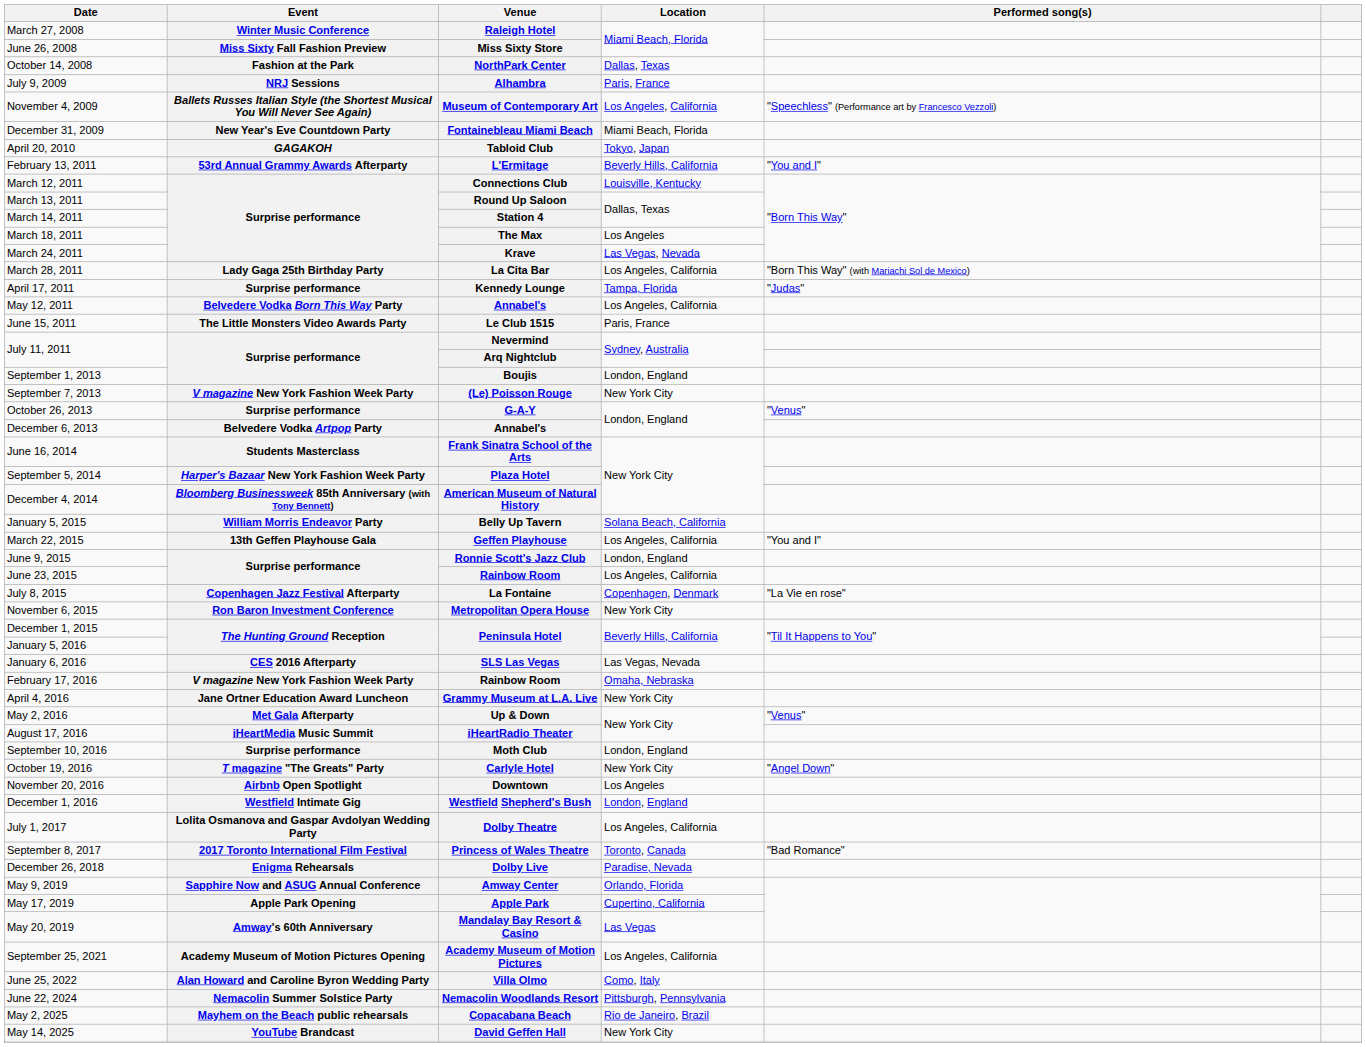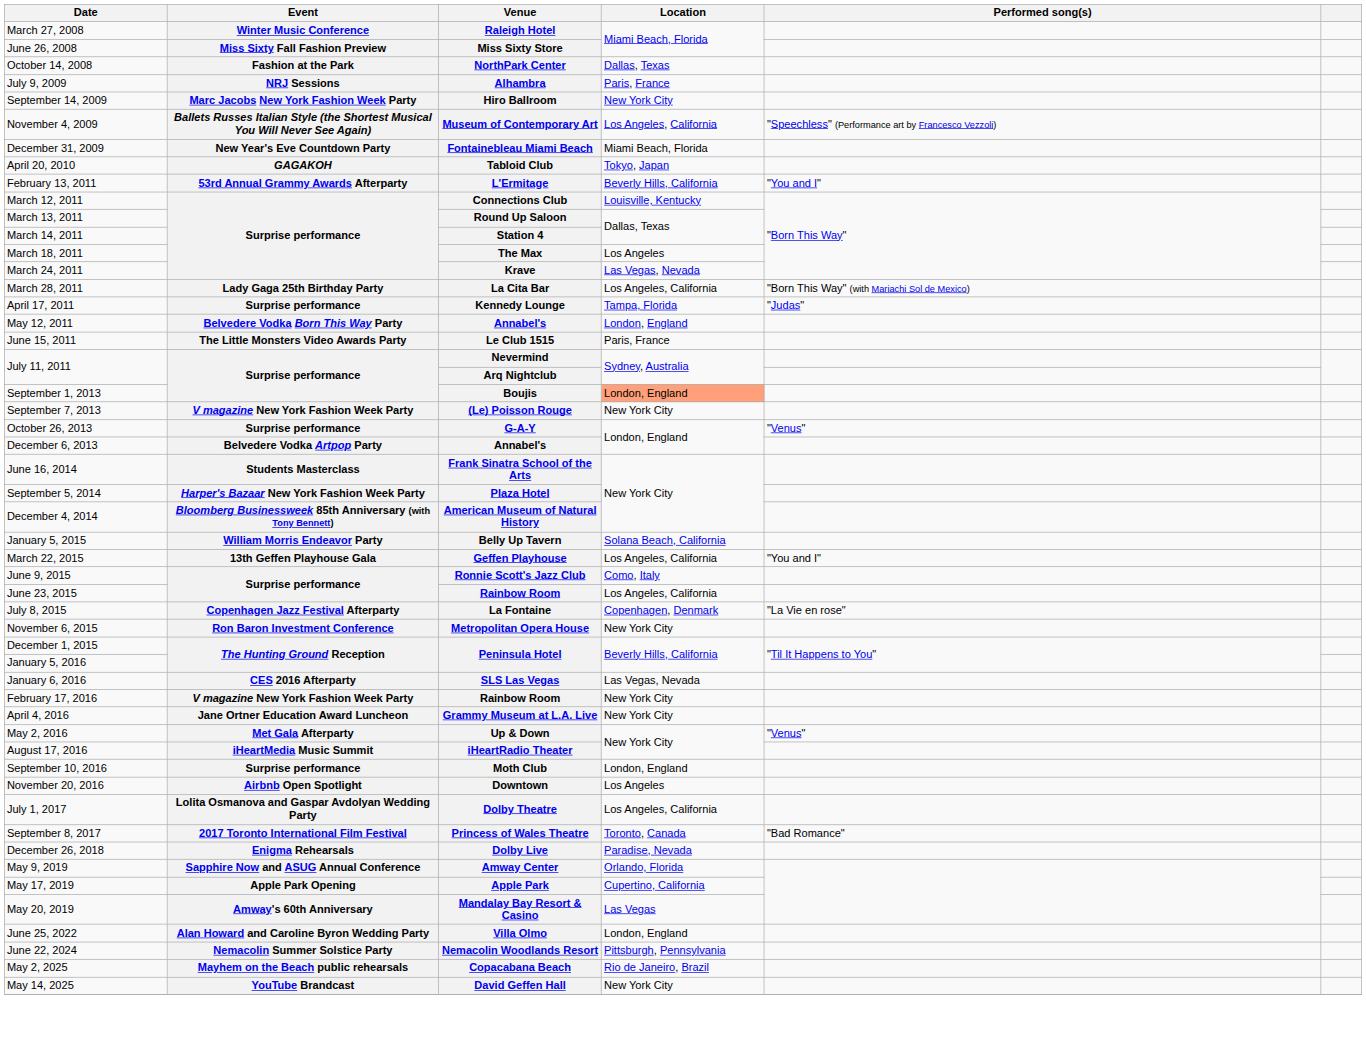+ row: (57, 100)
(661, 305) Los Angeles, California -> (646, 323) London, England
(646, 375) no background -> (646, 393) lightsalmon background
(646, 558) London, England -> (632, 575) Como, Italy
(649, 680) Omaha, Nebraska -> (638, 698) New York City
- row: (50, 768)
- row: (52, 803)
- row: (57, 957)
(632, 980) Como, Italy -> (646, 933) London, England
